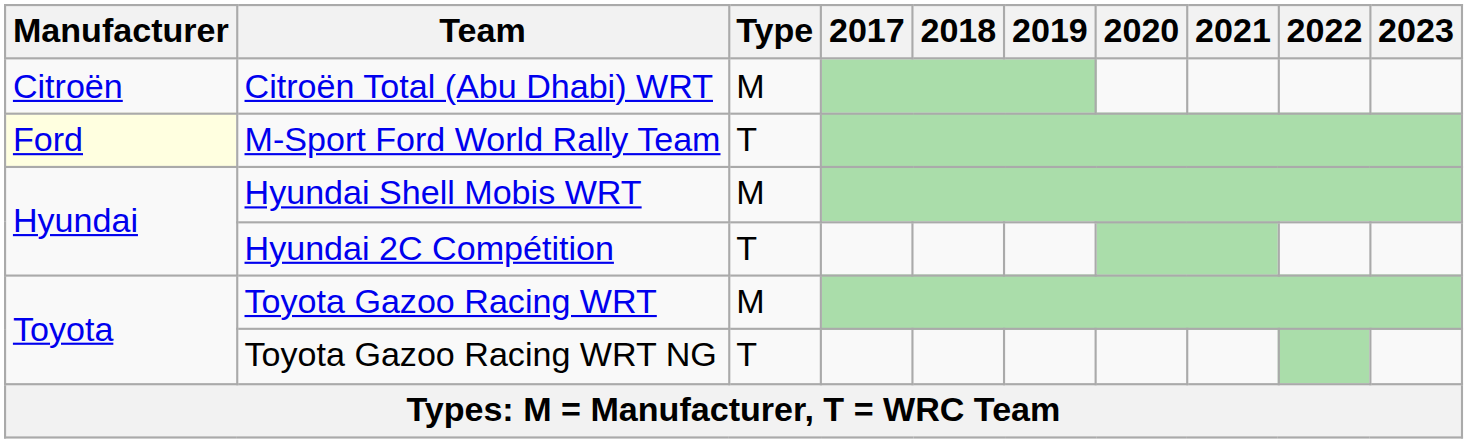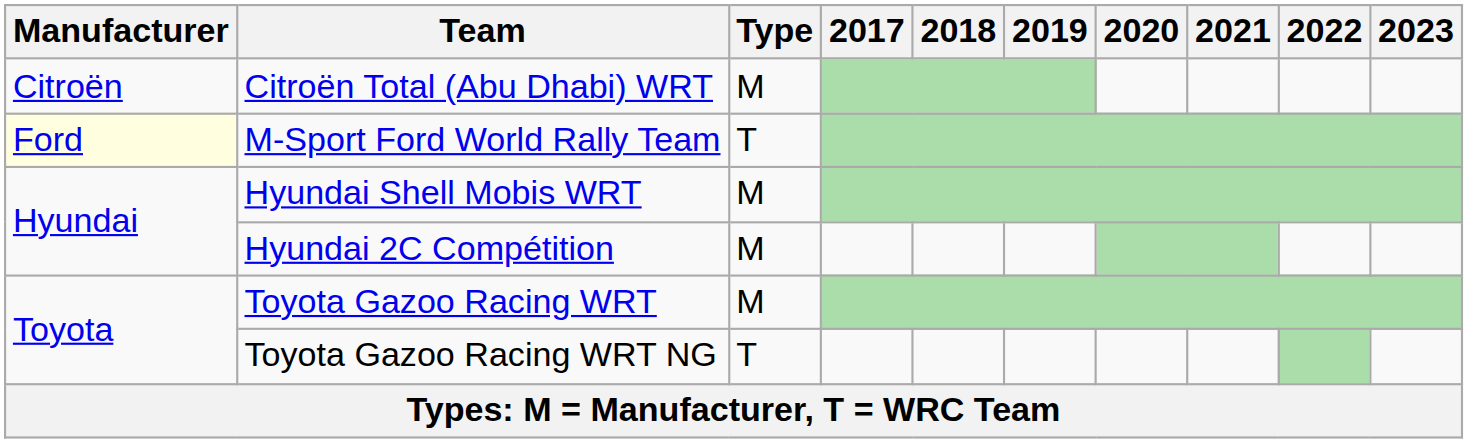(747, 247) T -> (750, 247) M
